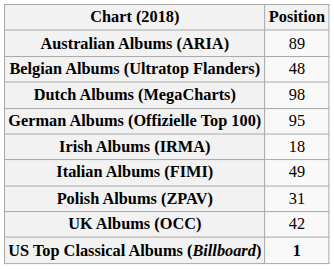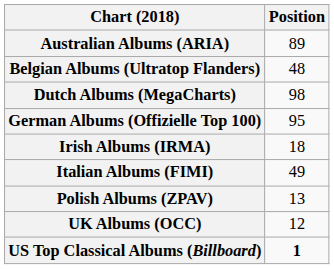(297, 198) 31 -> (297, 198) 13
(297, 224) 42 -> (297, 224) 12
